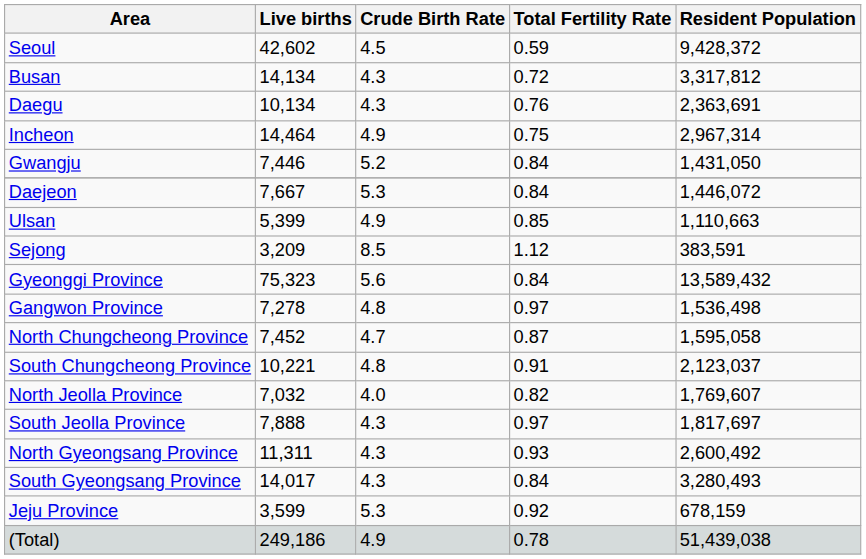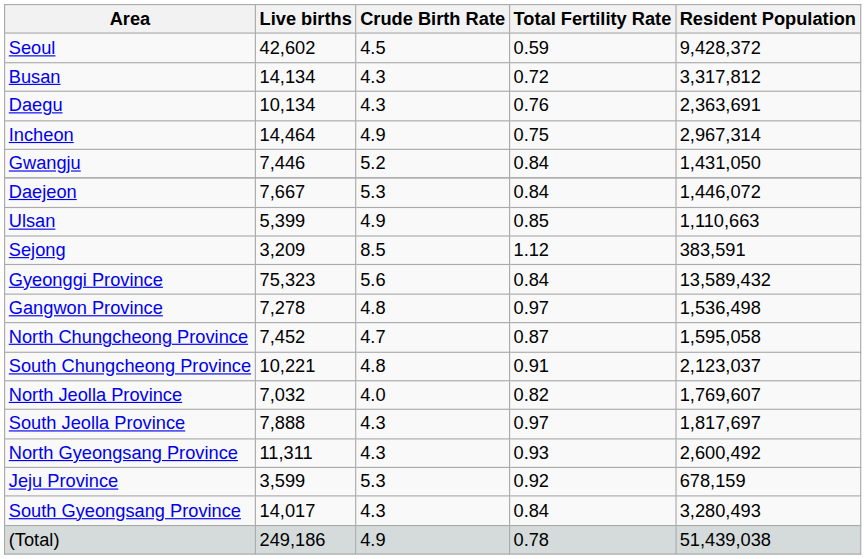rows swapped: (125, 481) <-> (64, 510)
